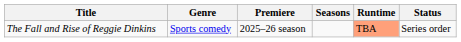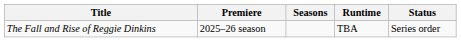- column: (203, 12)
(366, 28) lightsalmon background -> (347, 28) no background
